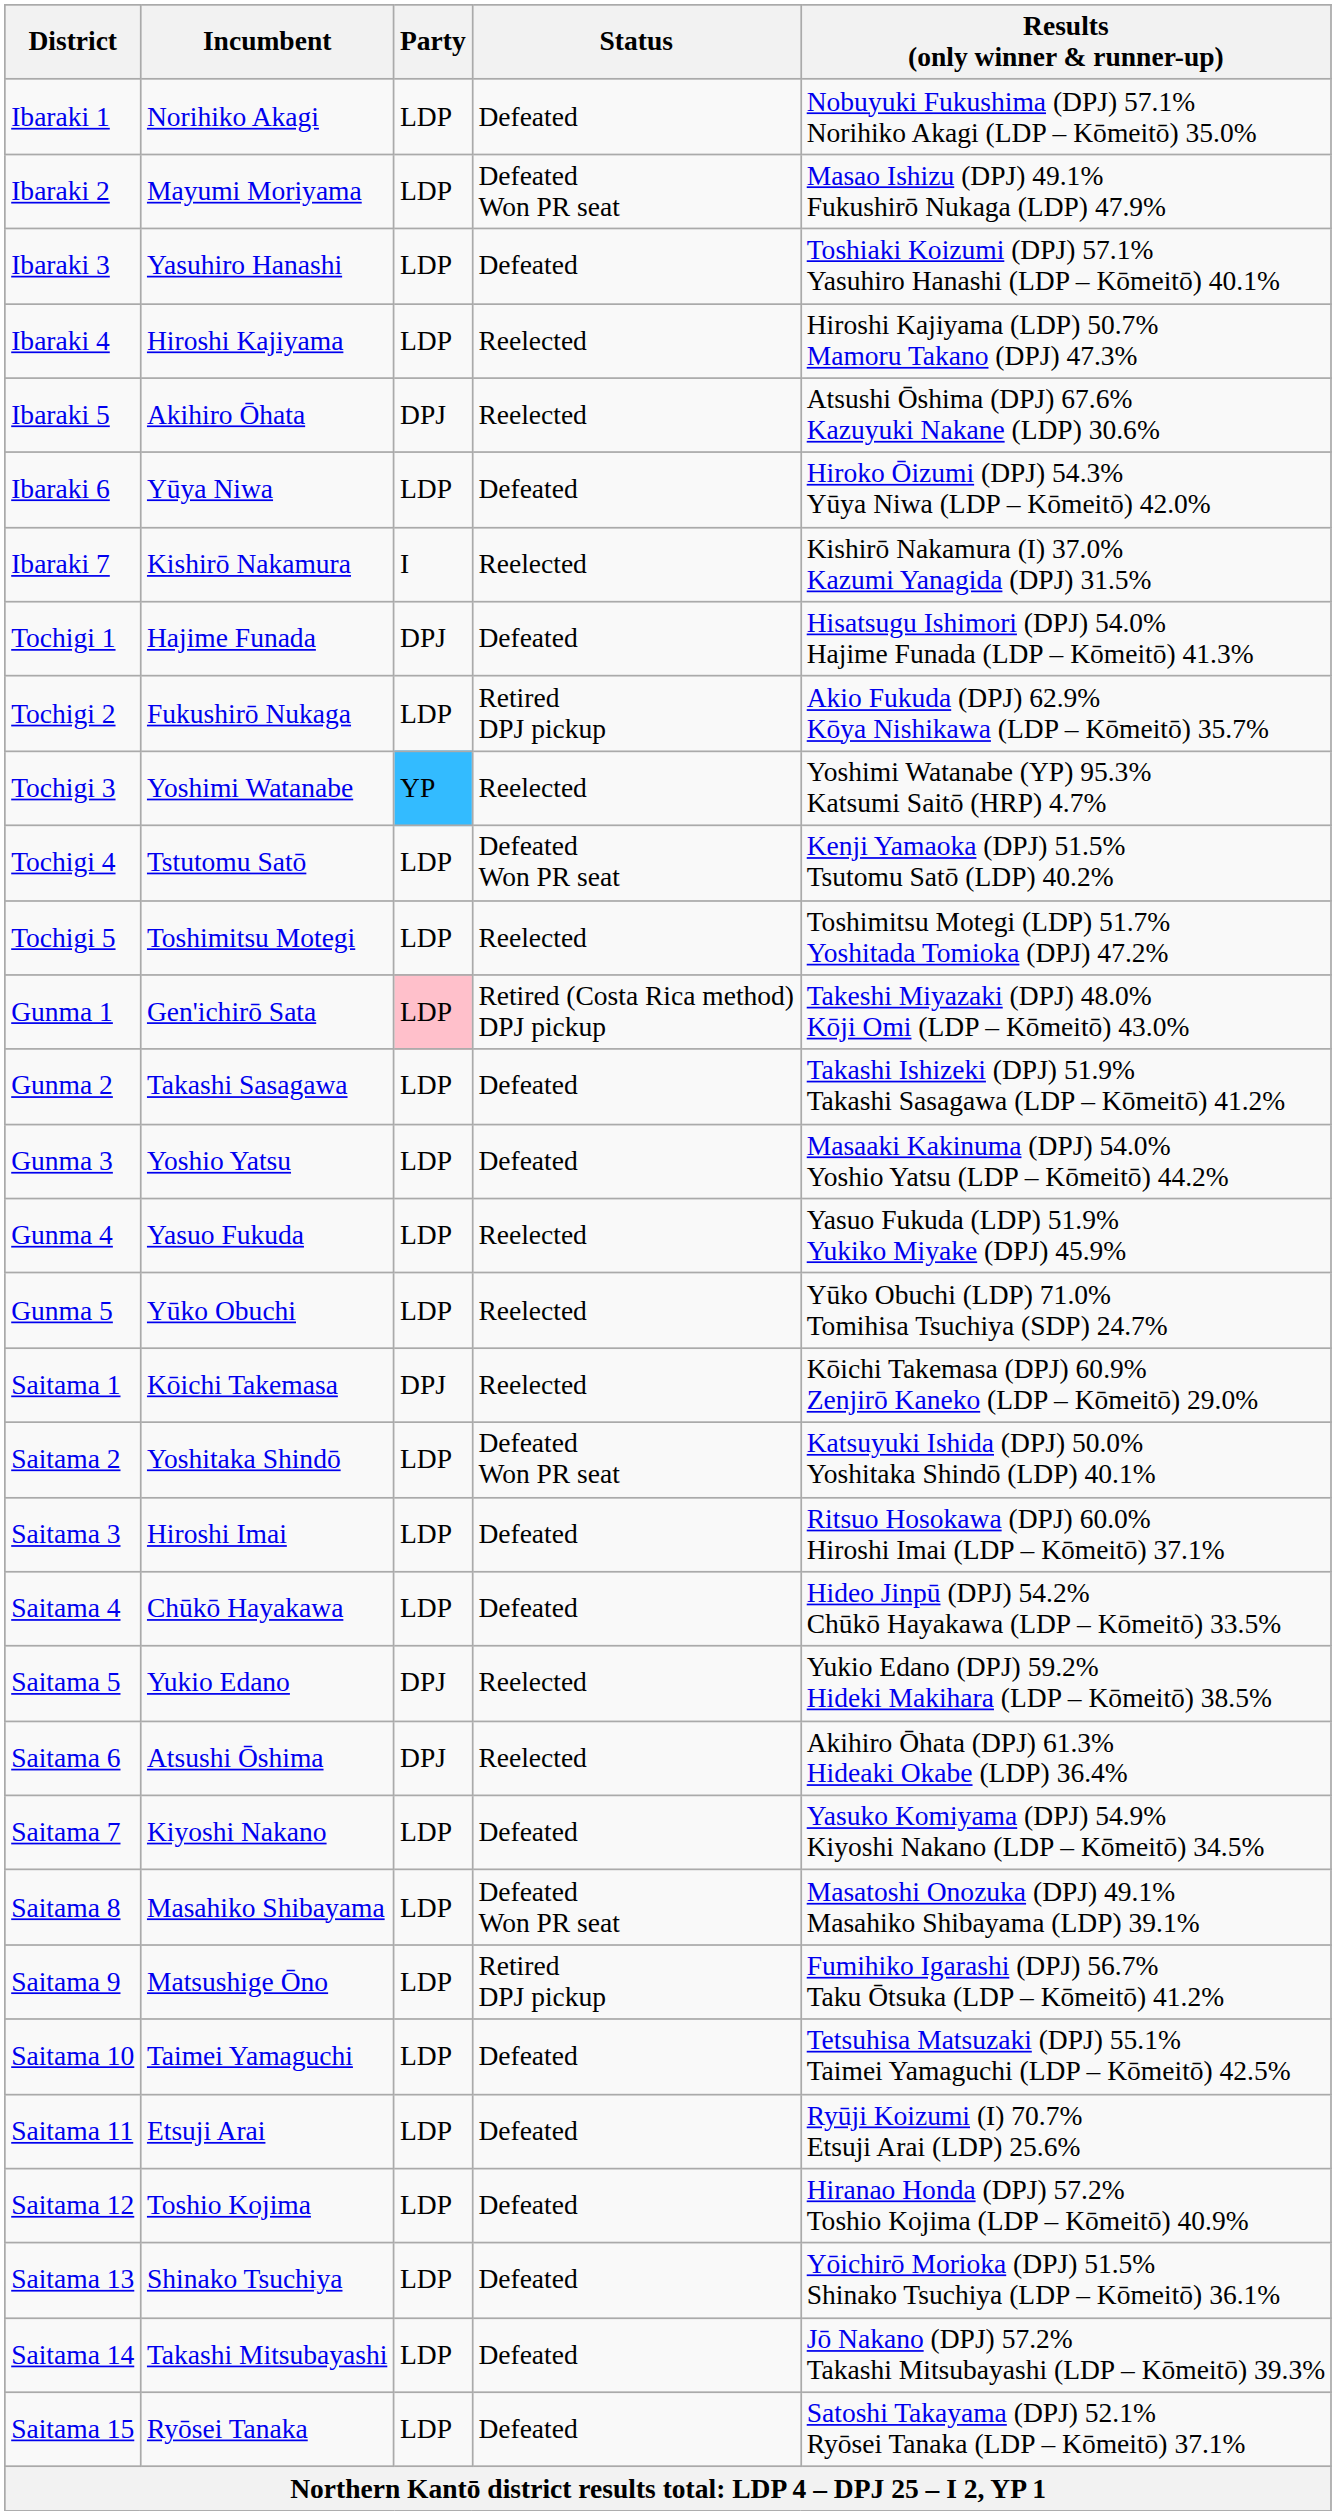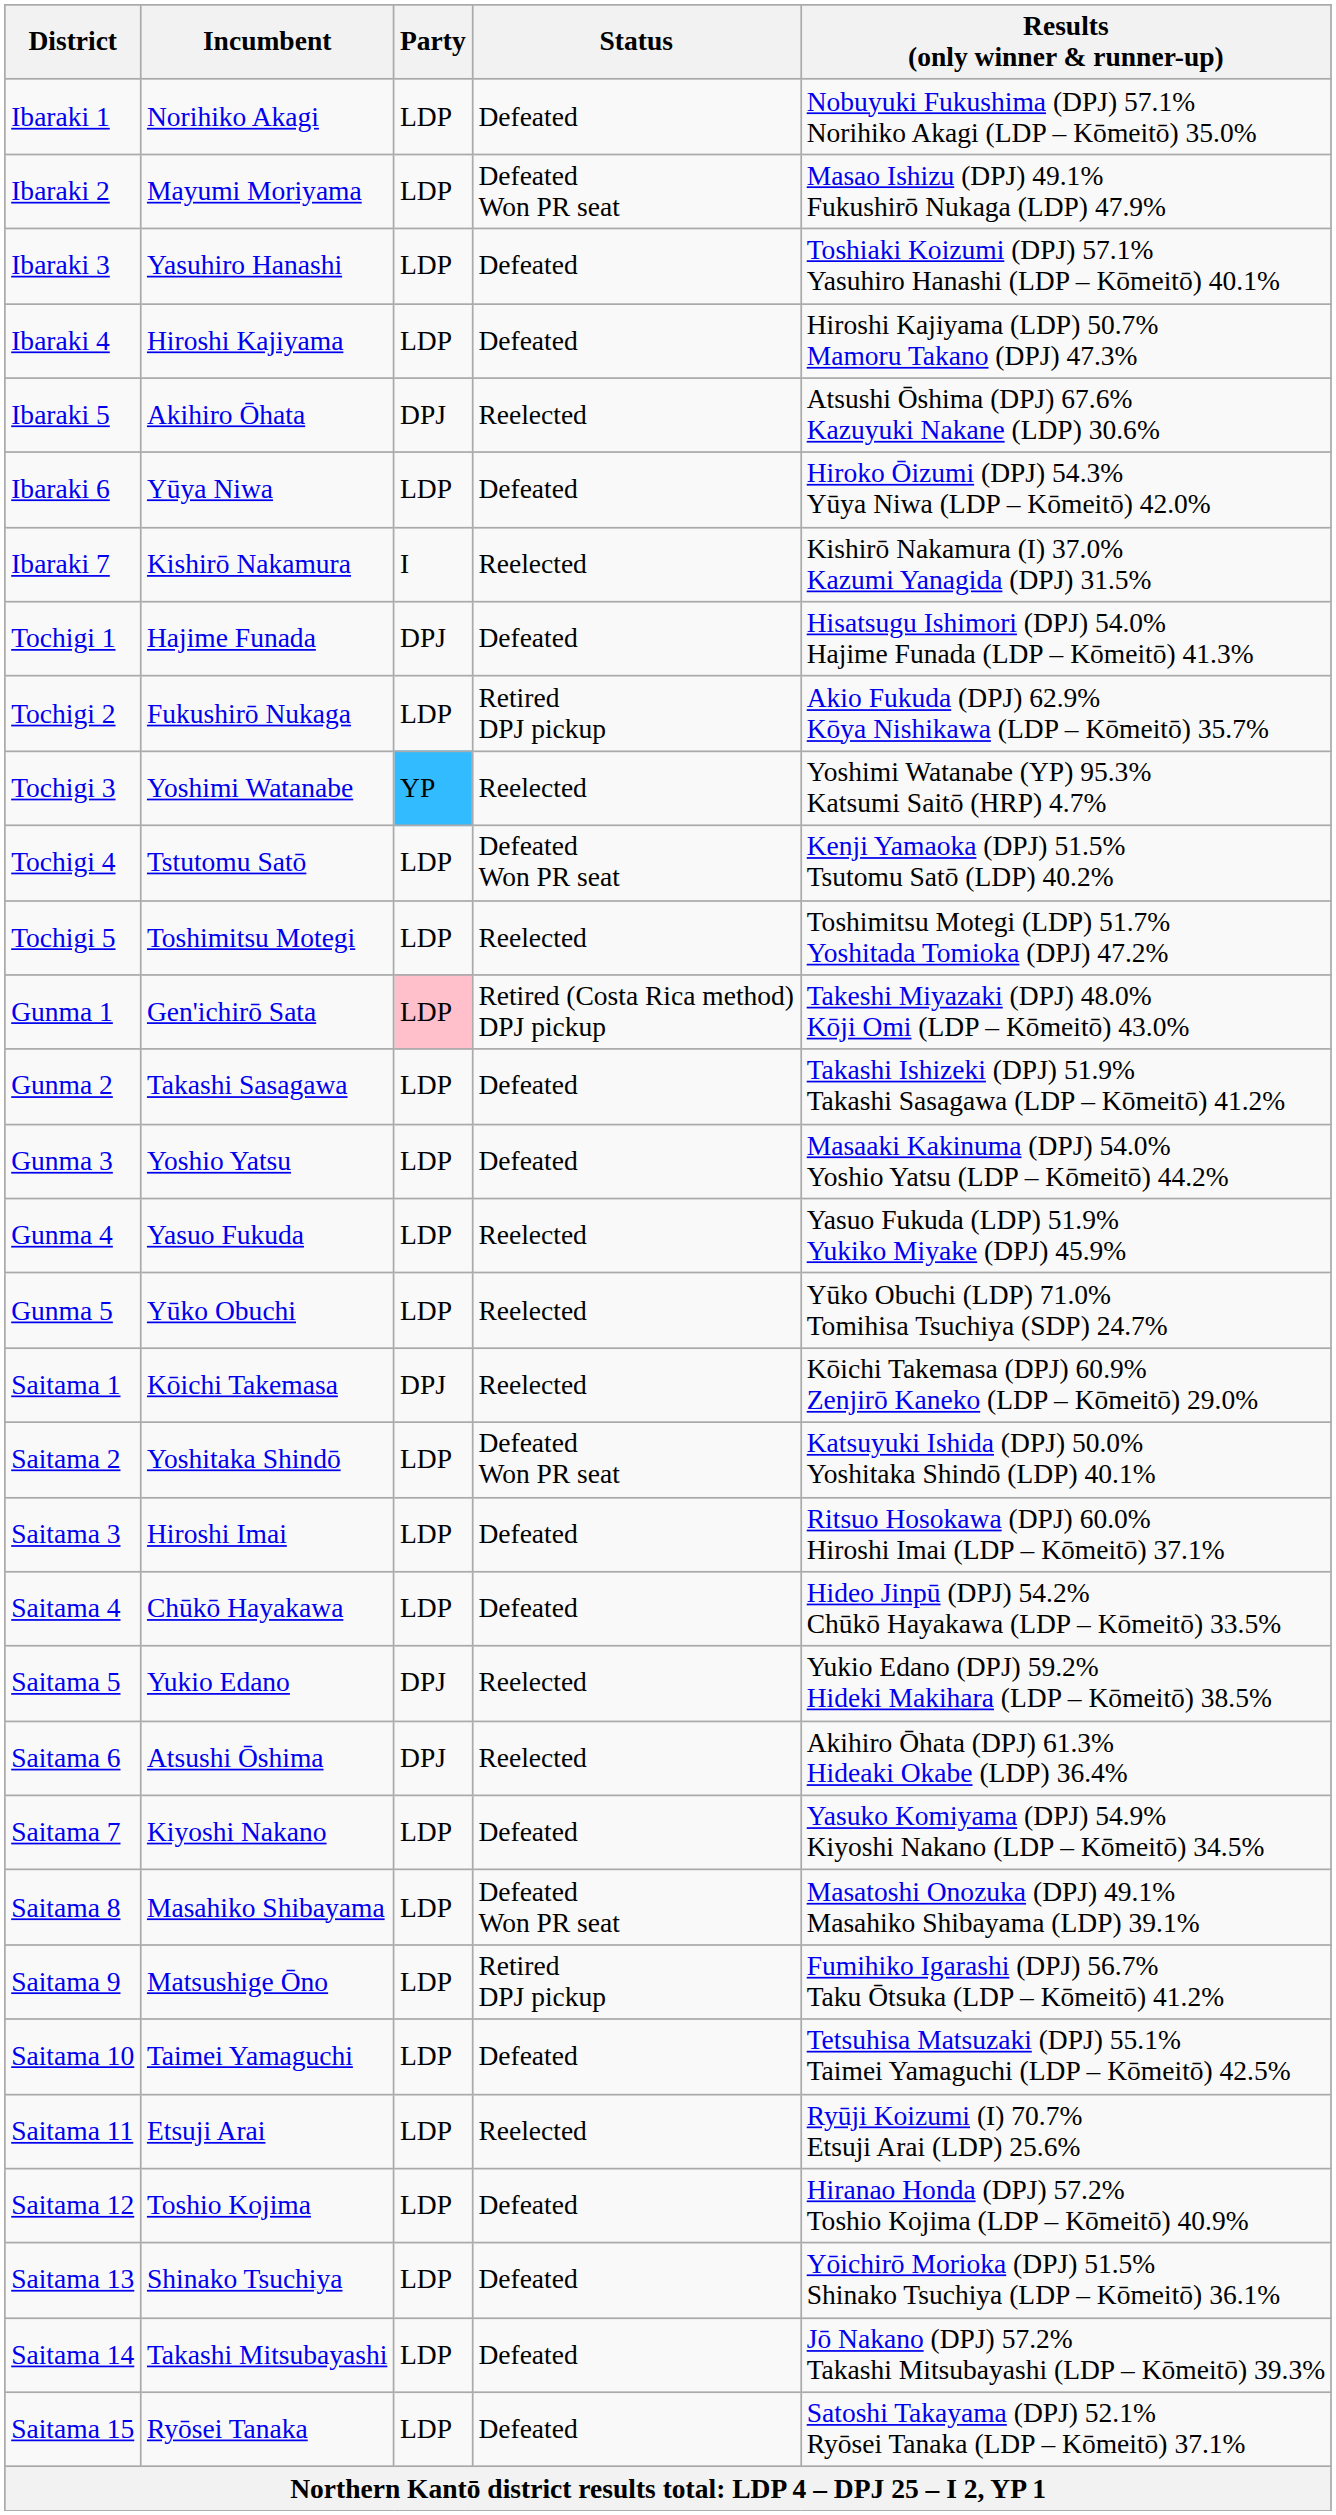(533, 340) Reelected -> (528, 340) Defeated
(528, 2130) Defeated -> (533, 2130) Reelected
